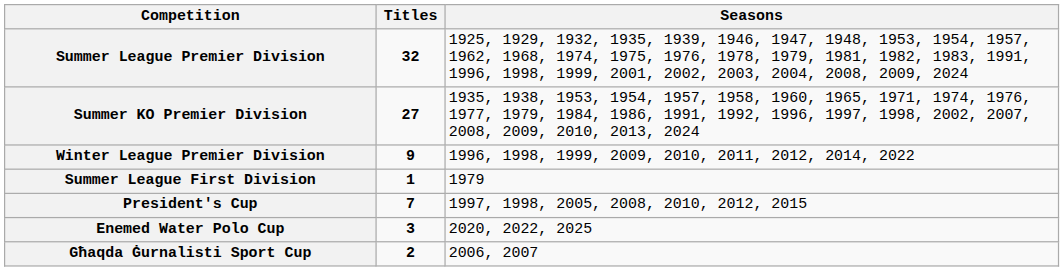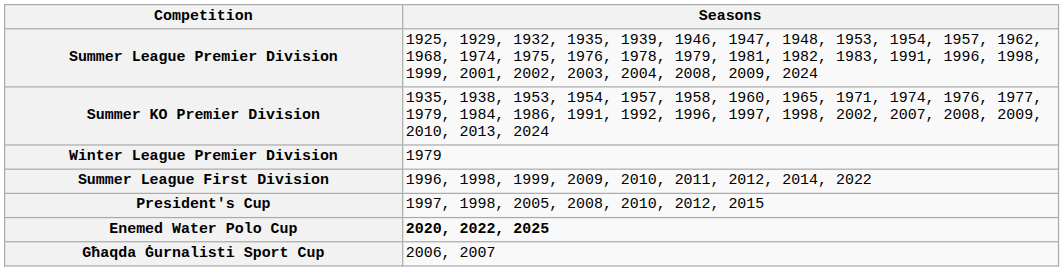- column: (411, 17)
(682, 157) 1996, 1998, 1999, 2009, 2010, 2011, 2012, 2014, 2022 -> (424, 157) 1979
(467, 181) 1979 -> (639, 181) 1996, 1998, 1999, 2009, 2010, 2011, 2012, 2014, 2022
(520, 230) normal -> (477, 230) bold
